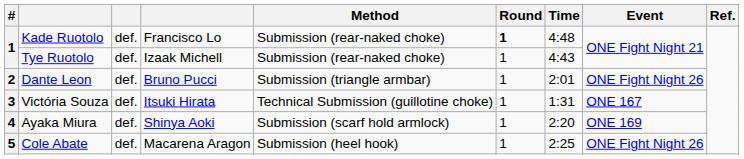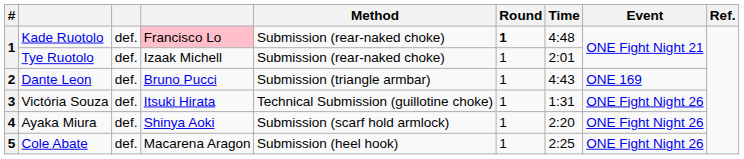(182, 37) no background -> (182, 37) pink background
(562, 58) 4:43 -> (562, 58) 2:01
(562, 80) 2:01 -> (562, 80) 4:43
(645, 80) ONE Fight Night 26 -> (614, 80) ONE 169
(614, 101) ONE 167 -> (645, 101) ONE Fight Night 26
(614, 122) ONE 169 -> (645, 122) ONE Fight Night 26
